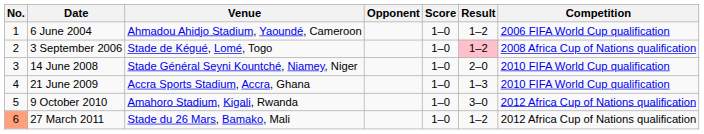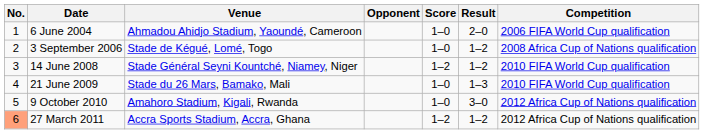(478, 31) 1–2 -> (478, 31) 2–0
(478, 48) pink background -> (478, 48) no background
(441, 66) 1–0 -> (441, 66) 1–2
(478, 66) 2–0 -> (478, 66) 1–2
(219, 84) Accra Sports Stadium, Accra, Ghana -> (209, 84) Stade du 26 Mars, Bamako, Mali
(209, 119) Stade du 26 Mars, Bamako, Mali -> (219, 119) Accra Sports Stadium, Accra, Ghana
(441, 119) 1–0 -> (441, 119) 1–2
